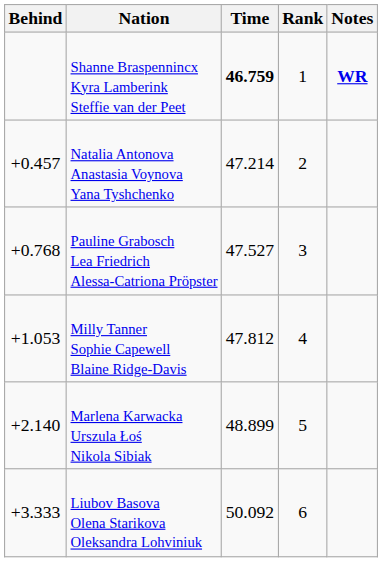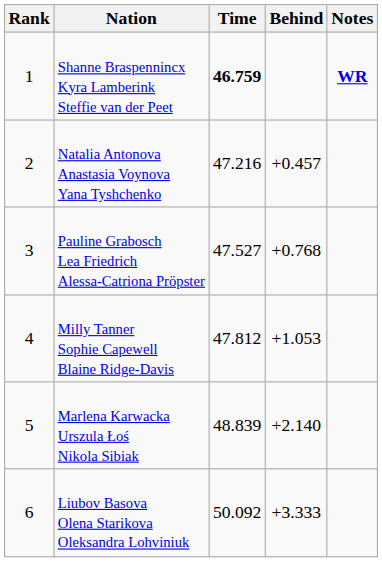columns swapped: (303, 18) <-> (36, 18)
(250, 163) 47.214 -> (237, 163) 47.216
(250, 425) 48.899 -> (237, 425) 48.839
